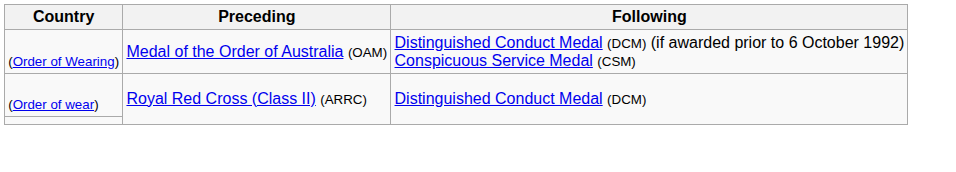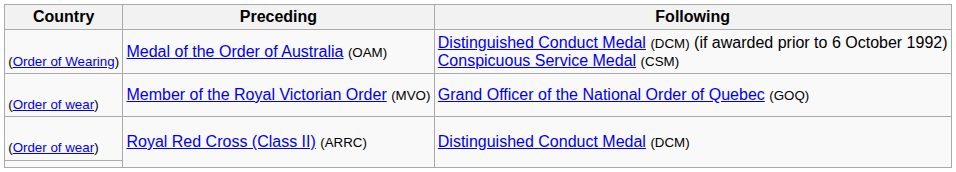+ row: (53, 104)
